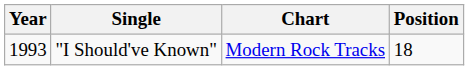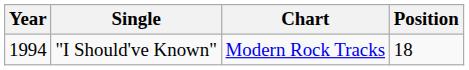(28, 49) 1993 -> (28, 49) 1994
